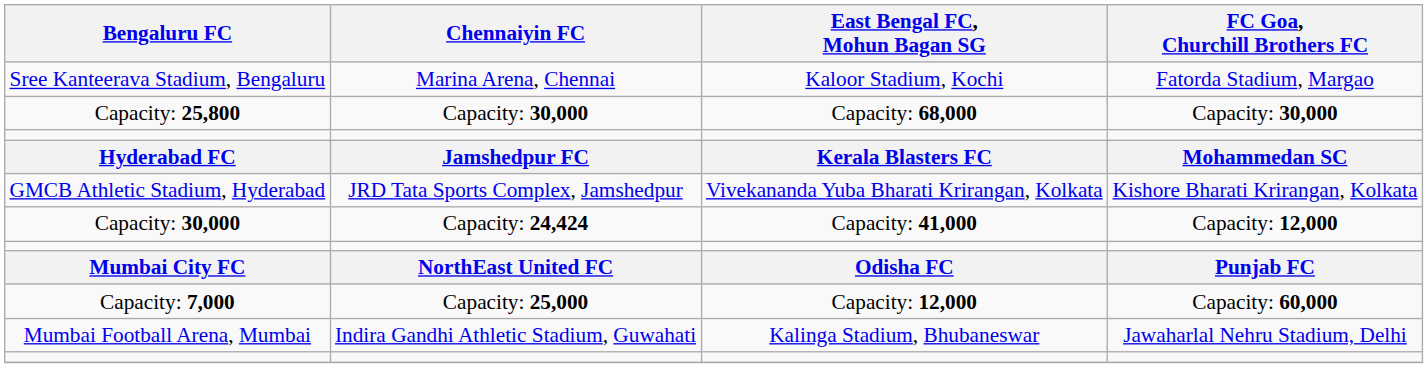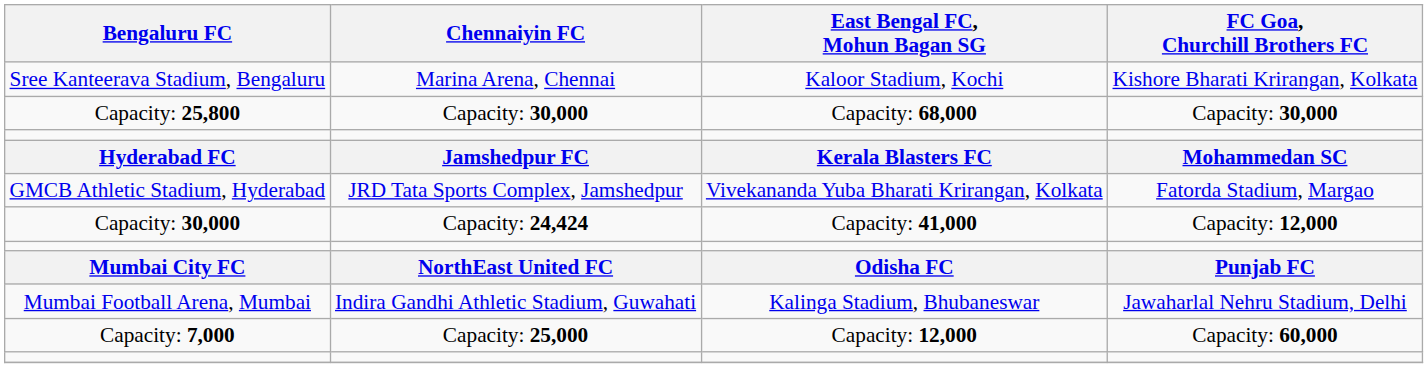(1265, 79) Fatorda Stadium, Margao -> (1265, 79) Kishore Bharati Krirangan, Kolkata
(1265, 190) Kishore Bharati Krirangan, Kolkata -> (1265, 190) Fatorda Stadium, Margao
rows swapped: (167, 334) <-> (167, 301)
